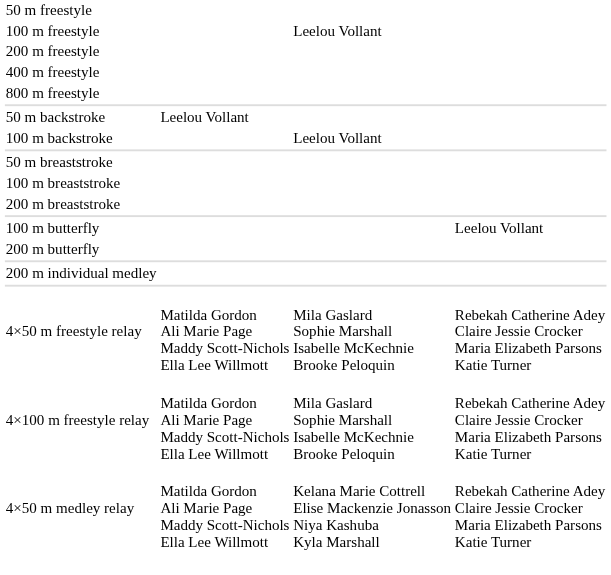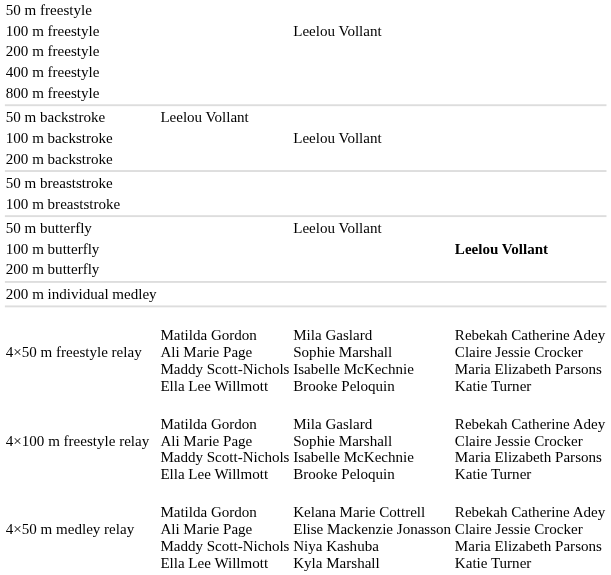+ row: (59, 158)
- row: (63, 203)
+ row: (49, 228)
(499, 228) normal -> (501, 249) bold
